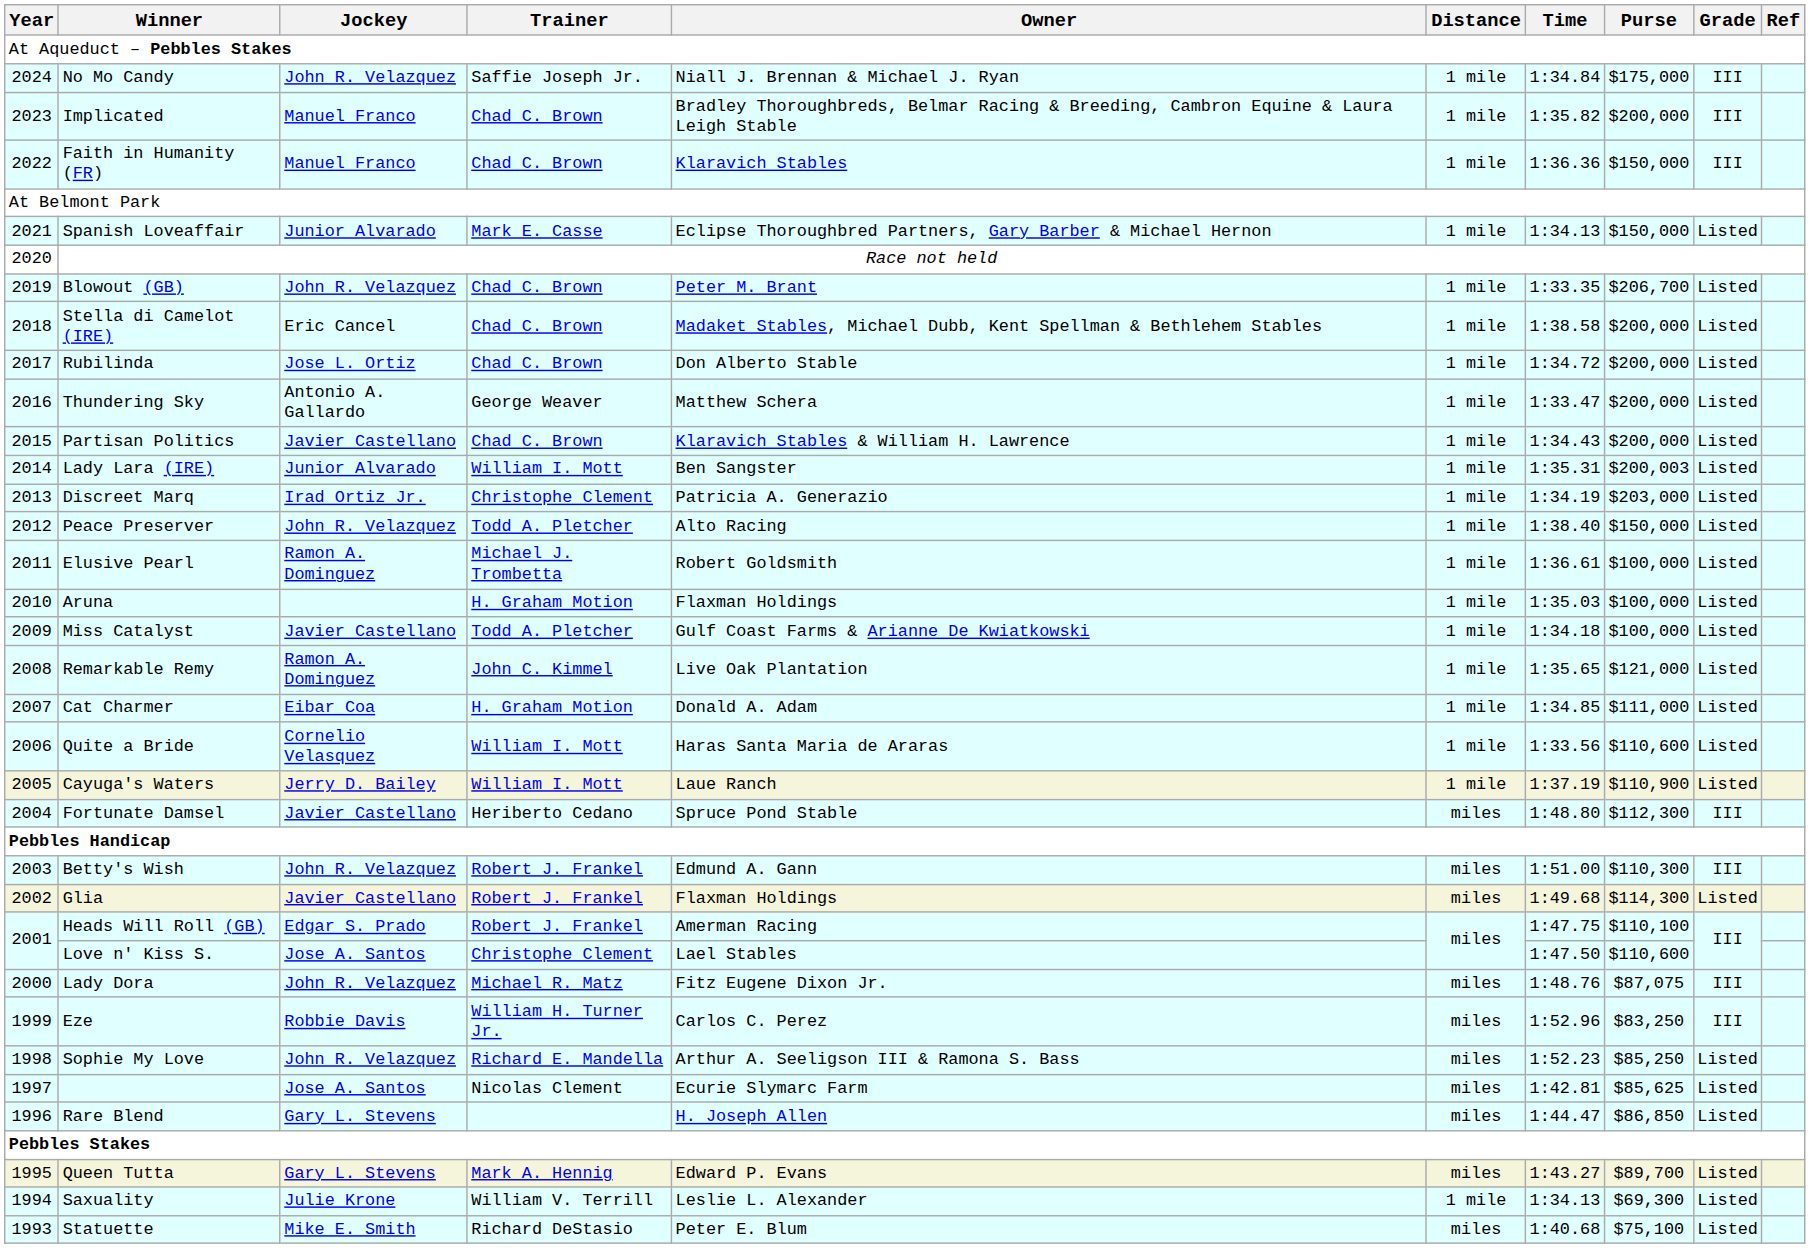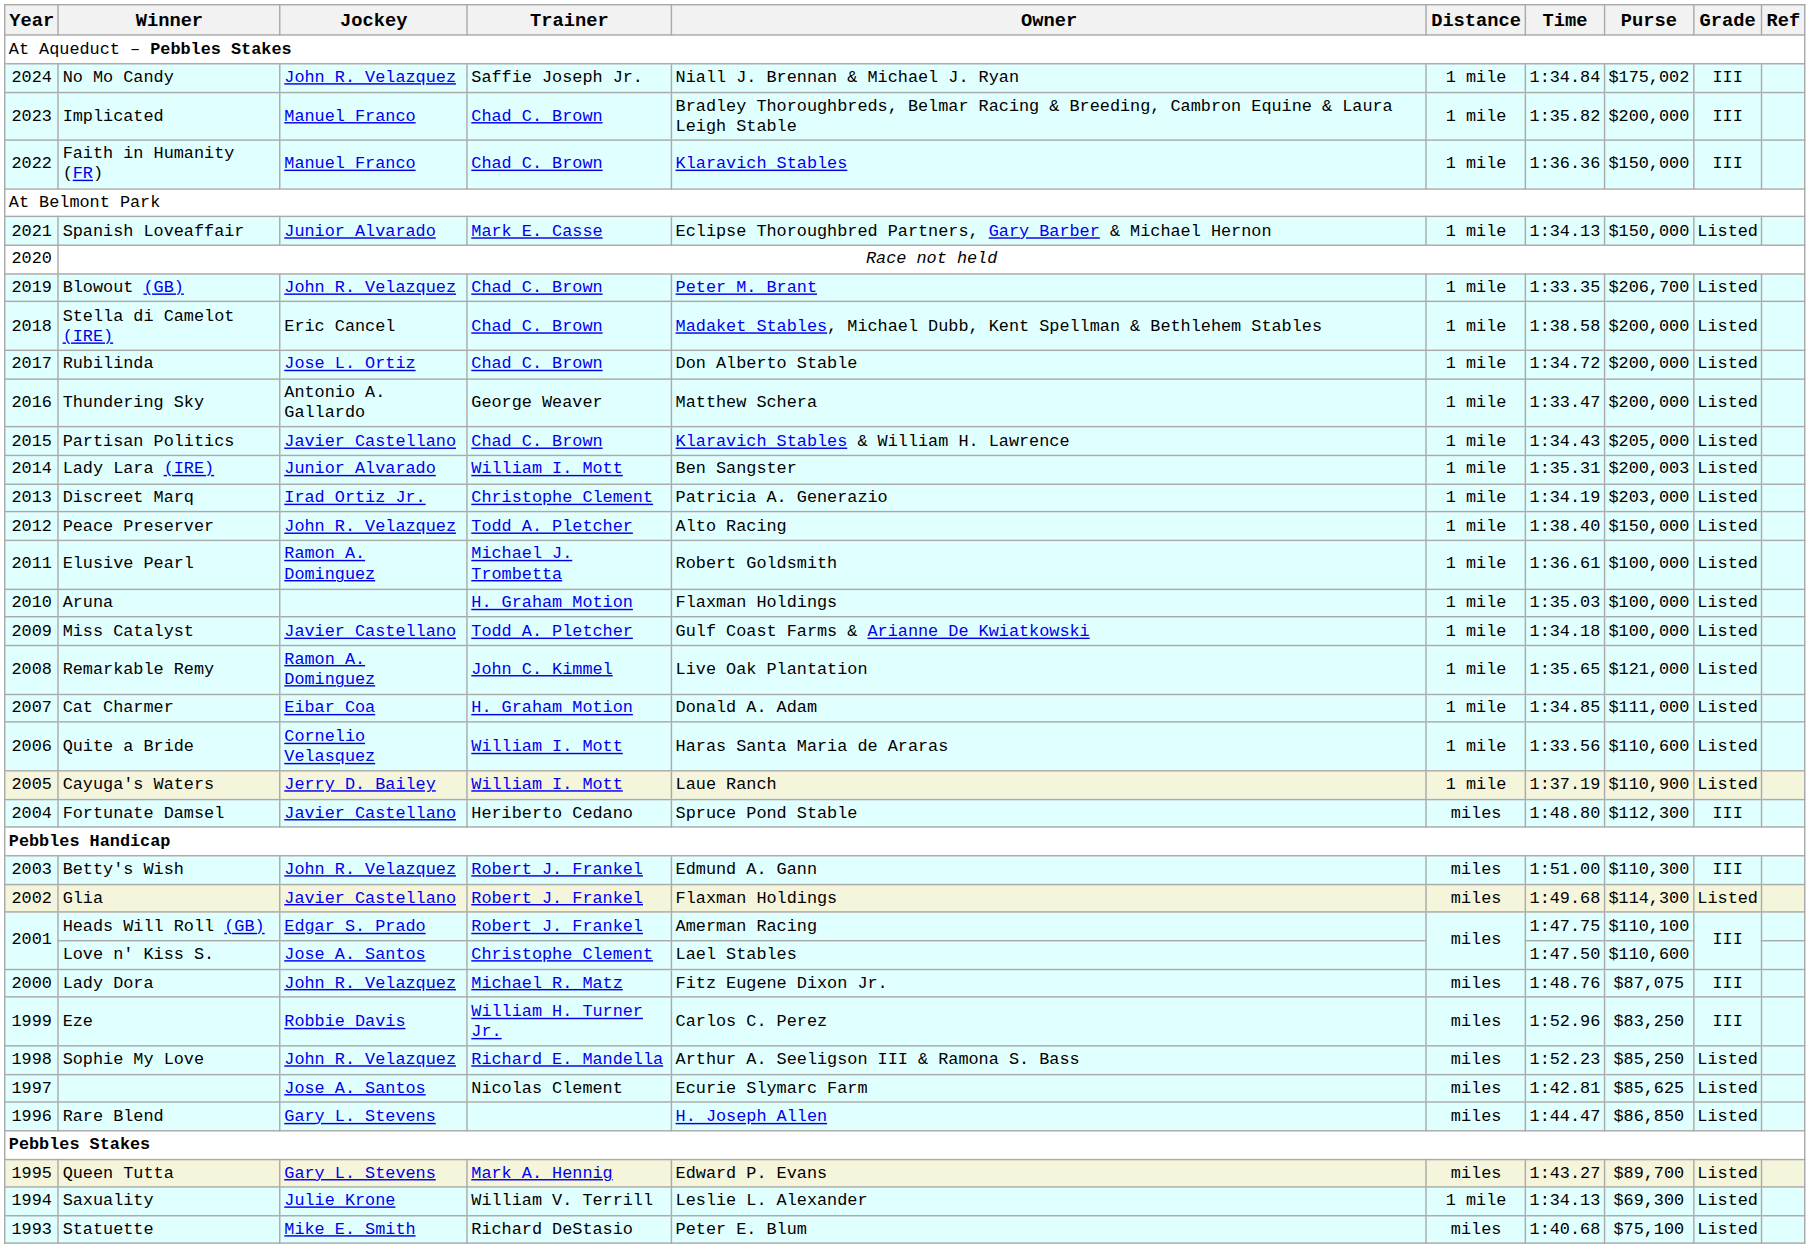(1649, 78) $175,000 -> (1649, 78) $175,002
(1649, 441) $200,000 -> (1649, 441) $205,000
